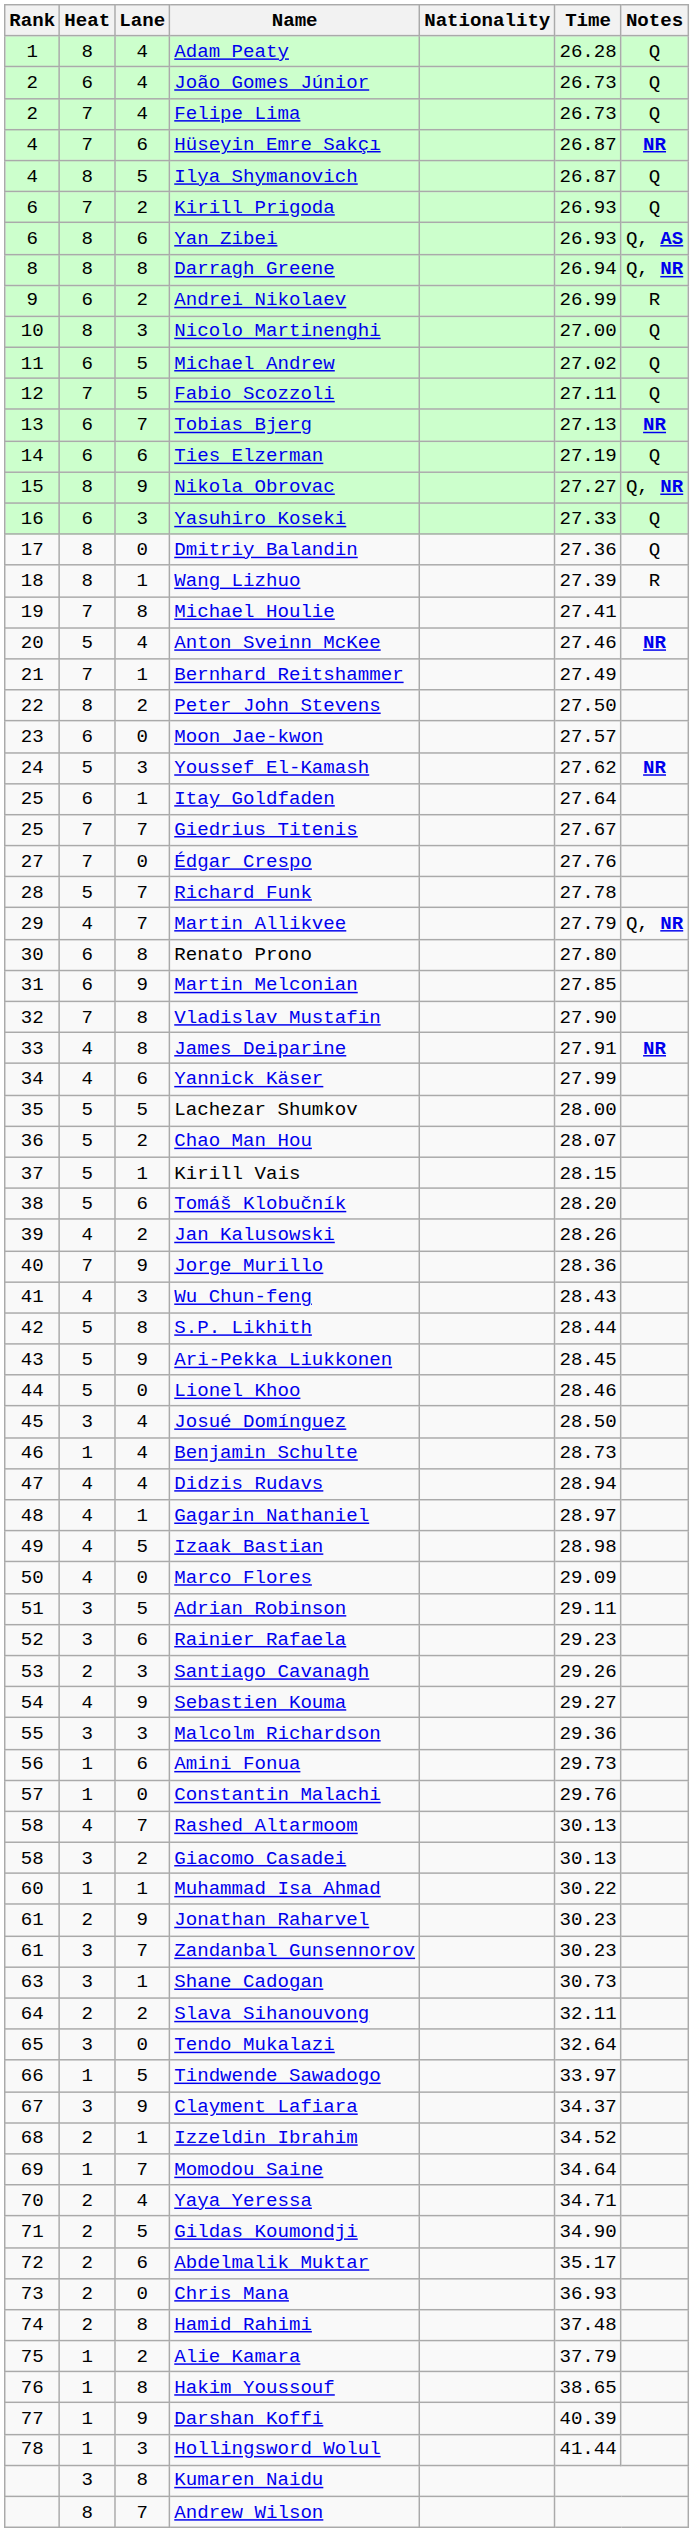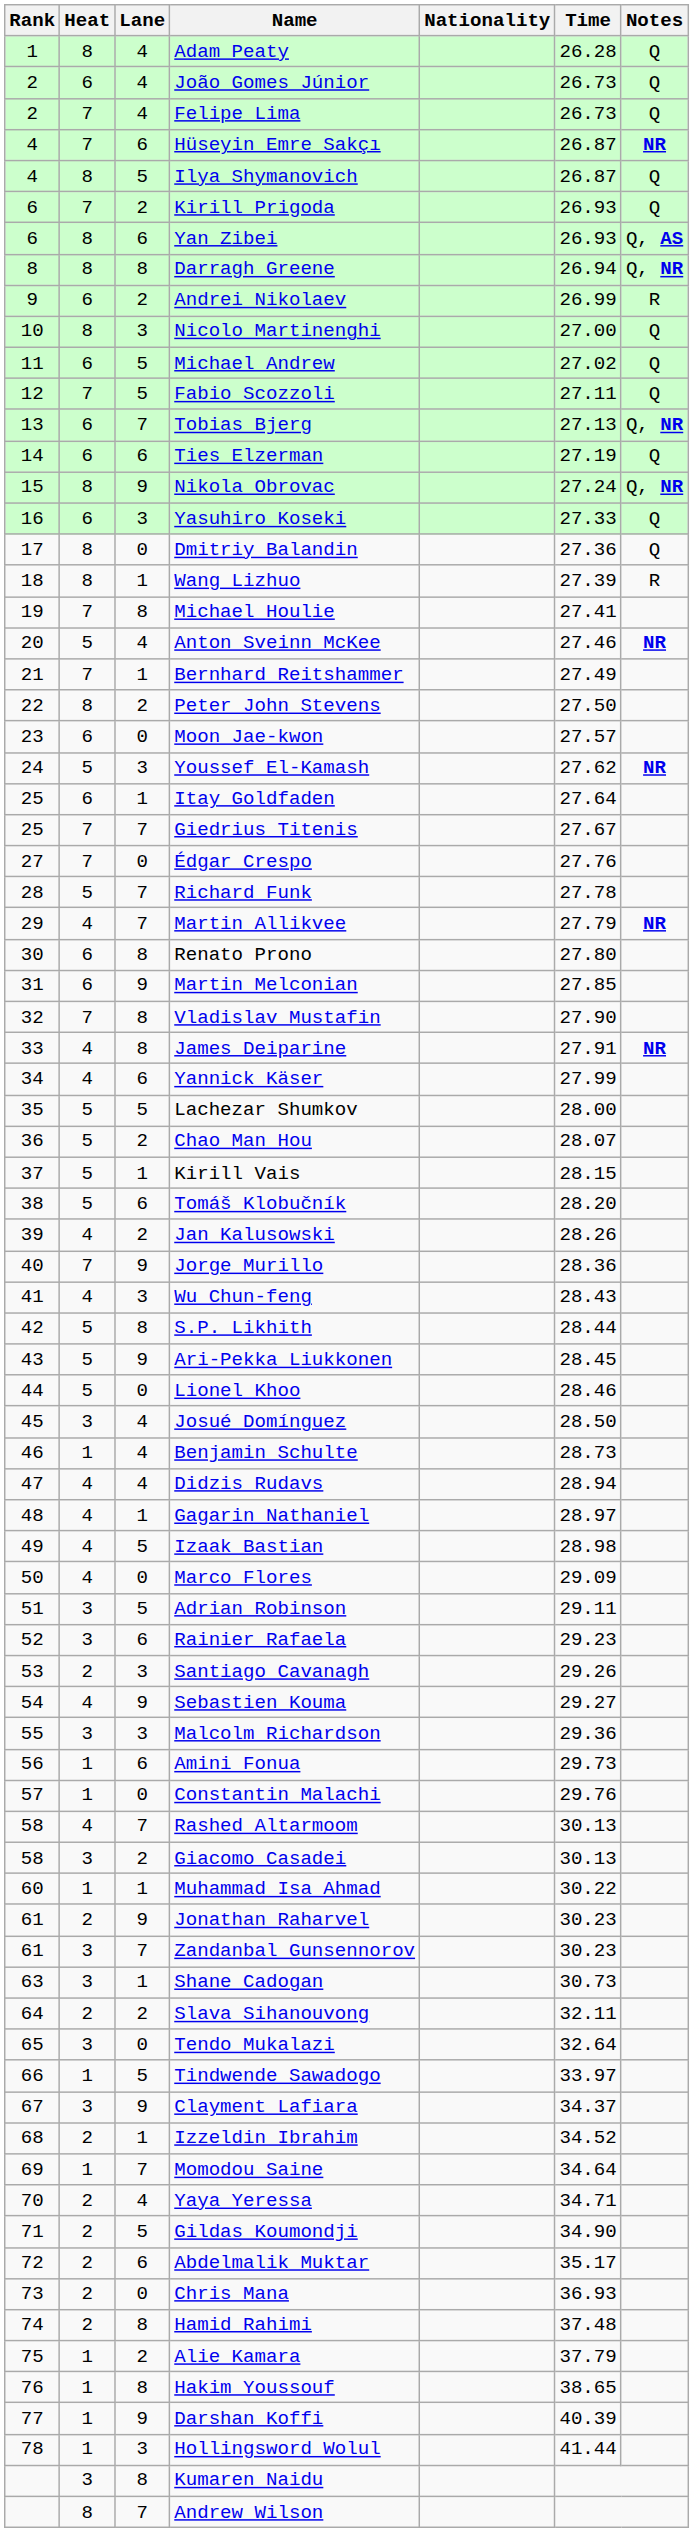(655, 425) NR -> (655, 425) Q, NR
(588, 487) 27.27 -> (588, 487) 27.24
(655, 924) Q, NR -> (655, 924) NR
